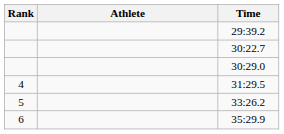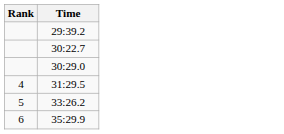- column: (128, 13)
